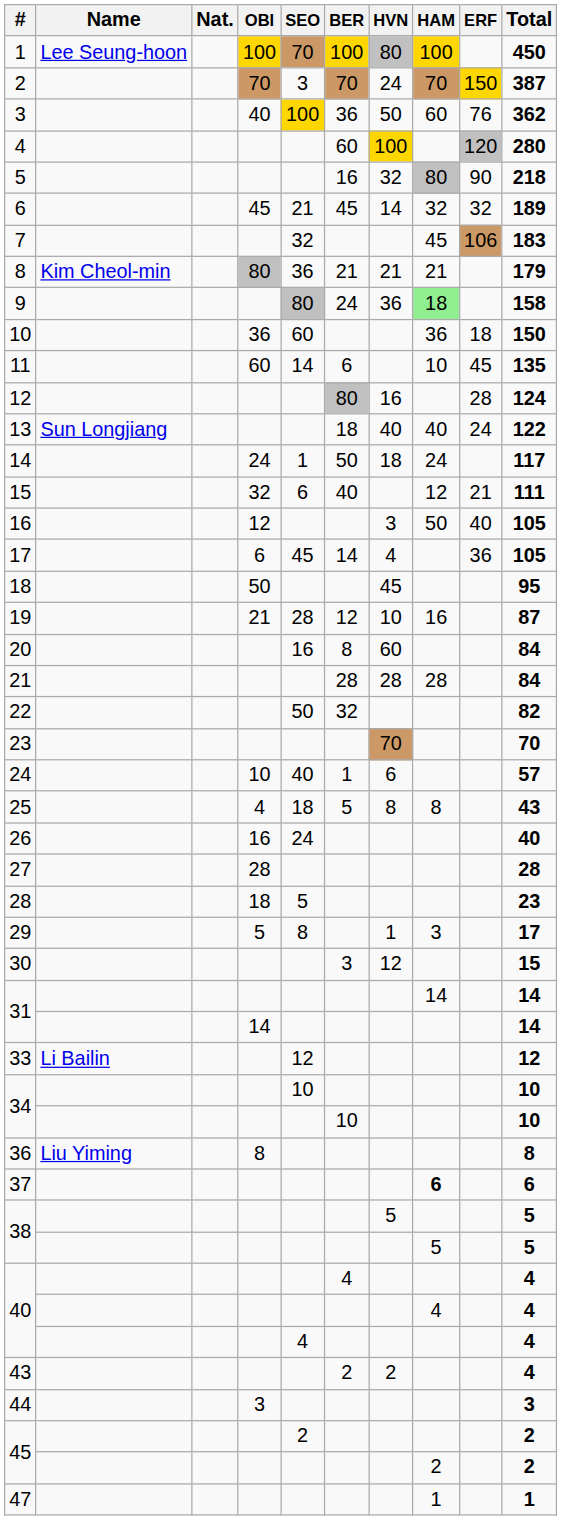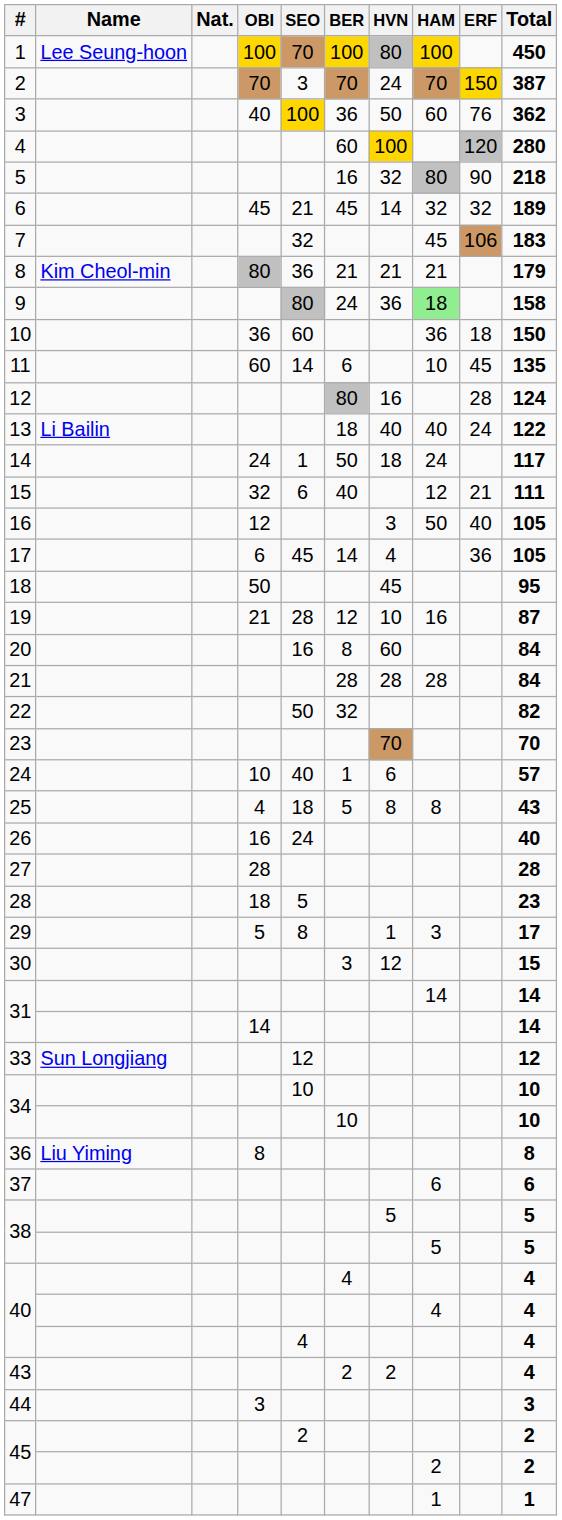(104, 429) Sun Longjiang -> (75, 429) Li Bailin
(75, 1058) Li Bailin -> (104, 1058) Sun Longjiang
(436, 1184) bold -> (436, 1184) normal
